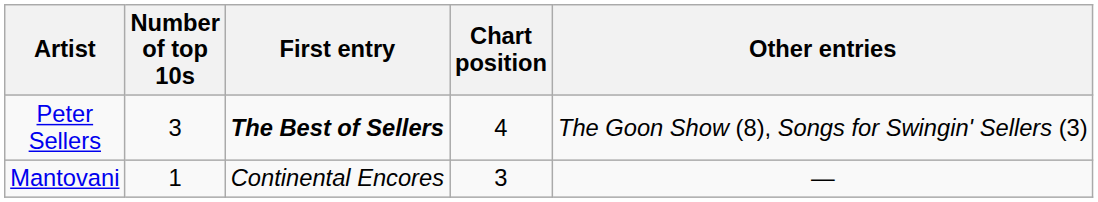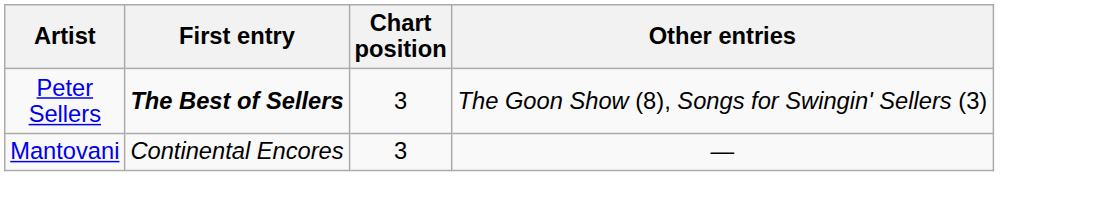- column: (175, 49)
(501, 127) 4 -> (401, 100) 3
